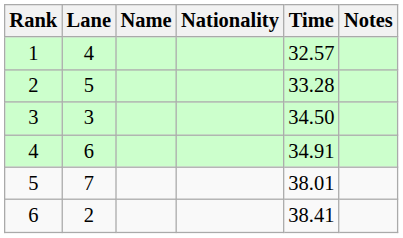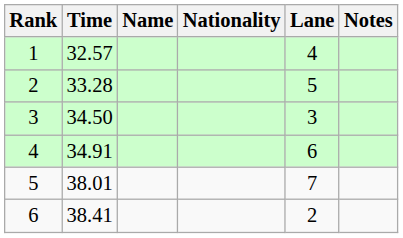columns swapped: (89, 20) <-> (311, 20)
